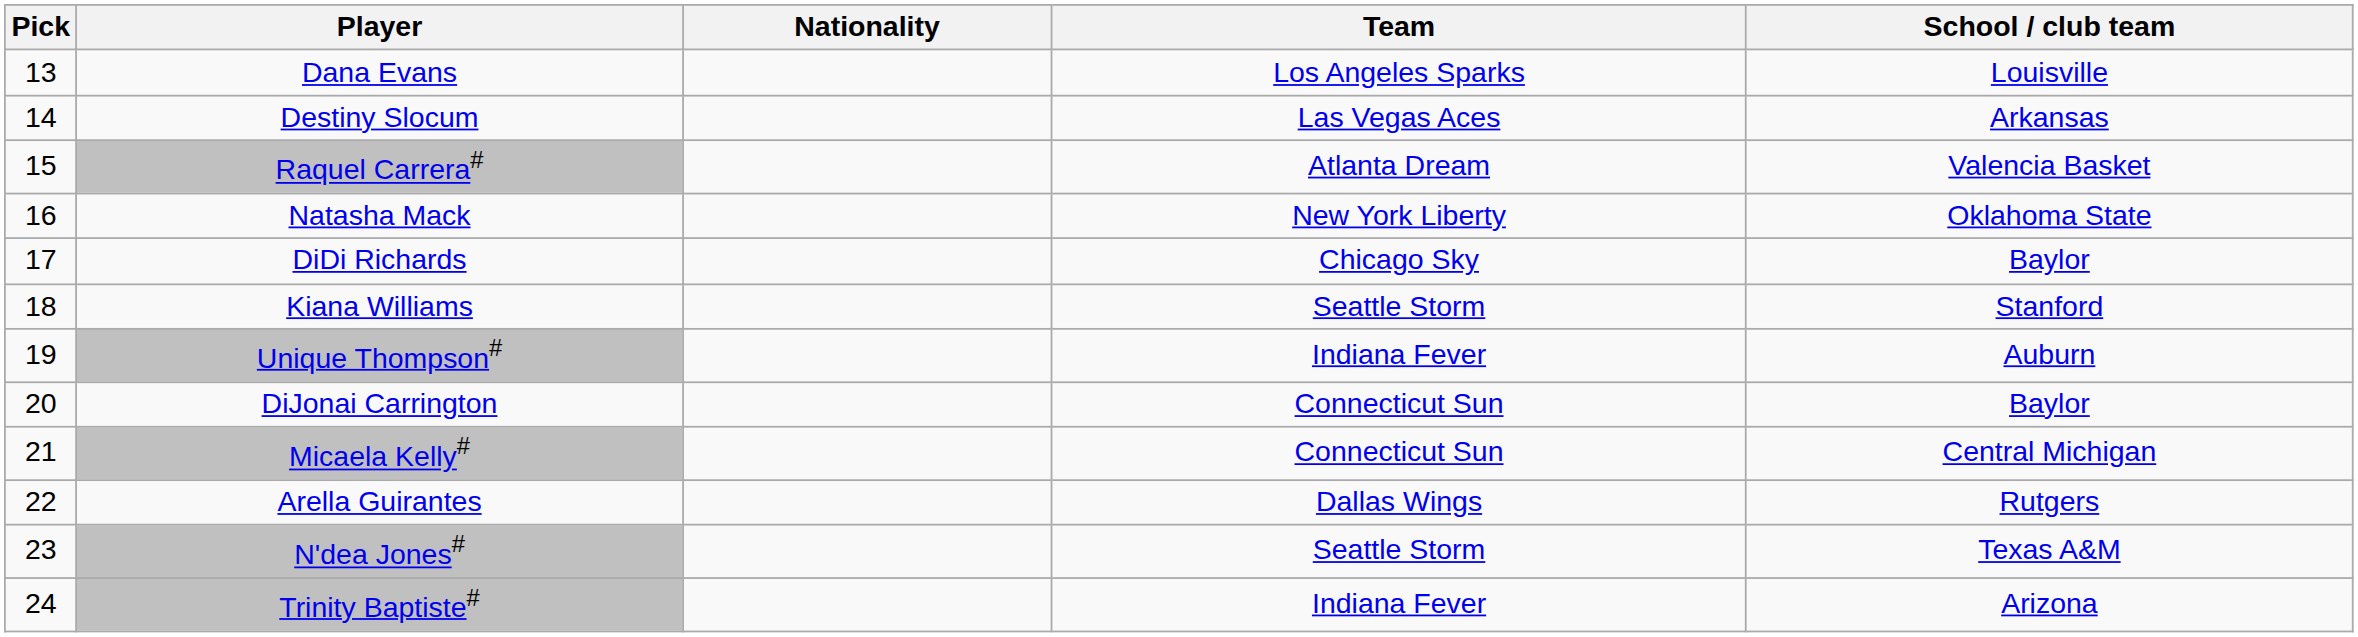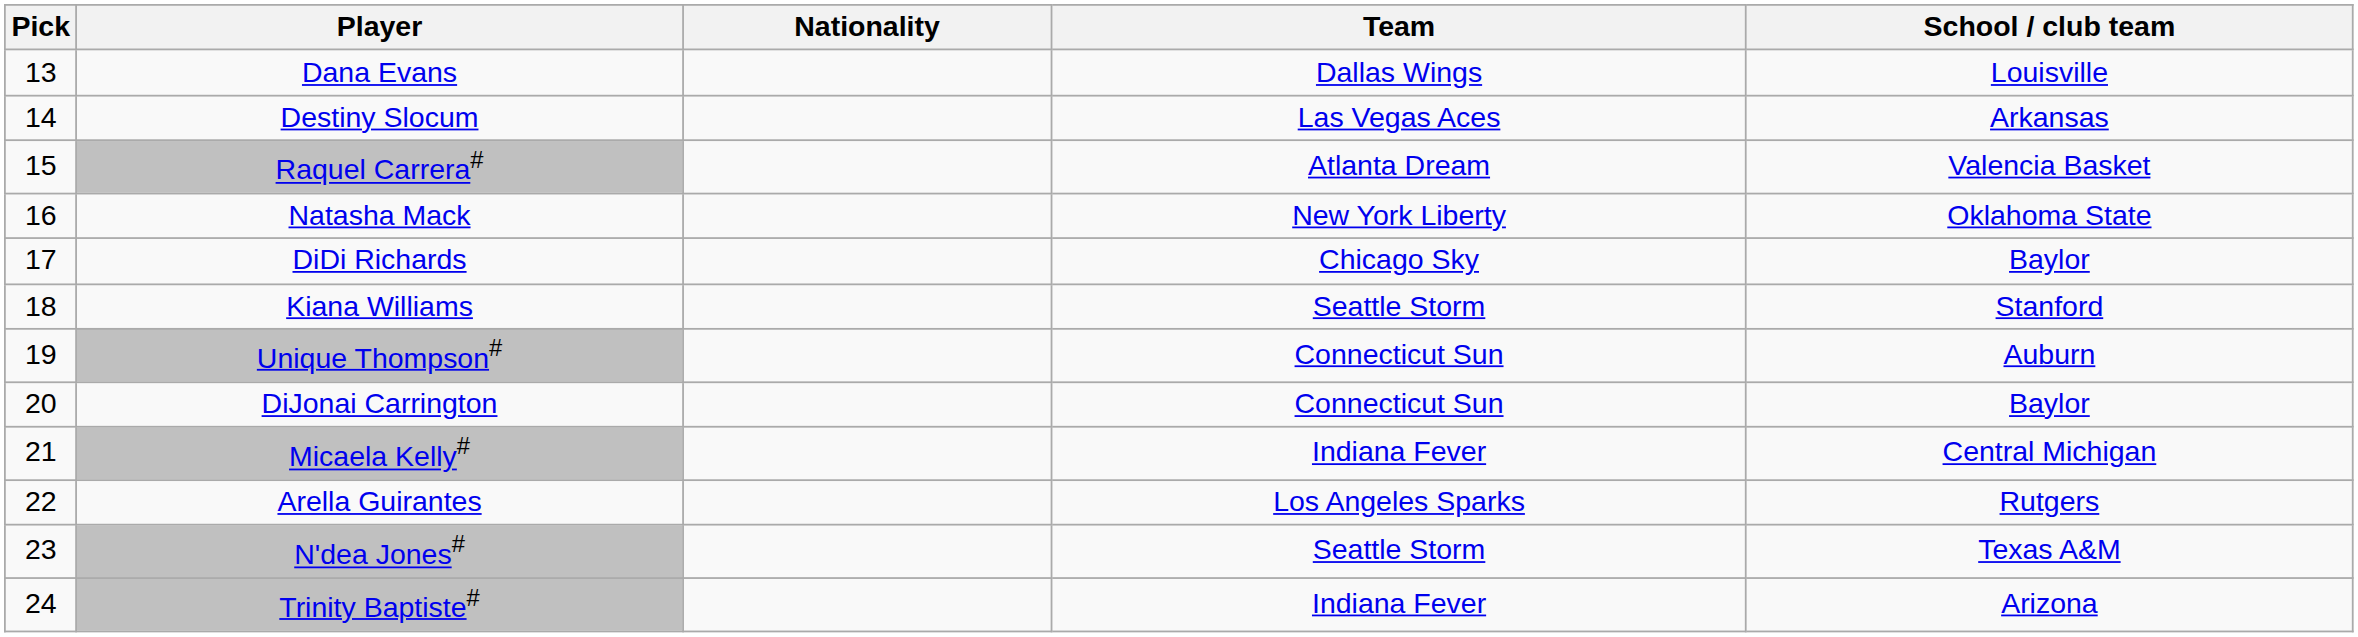(1399, 72) Los Angeles Sparks -> (1399, 72) Dallas Wings
(1399, 354) Indiana Fever -> (1399, 354) Connecticut Sun
(1399, 452) Connecticut Sun -> (1399, 452) Indiana Fever
(1399, 501) Dallas Wings -> (1399, 501) Los Angeles Sparks
